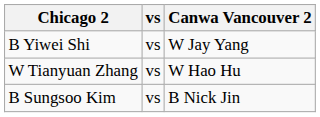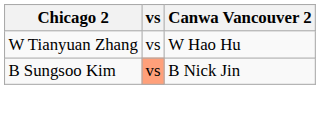- row: (49, 44)
(153, 97) no background -> (153, 71) lightsalmon background
